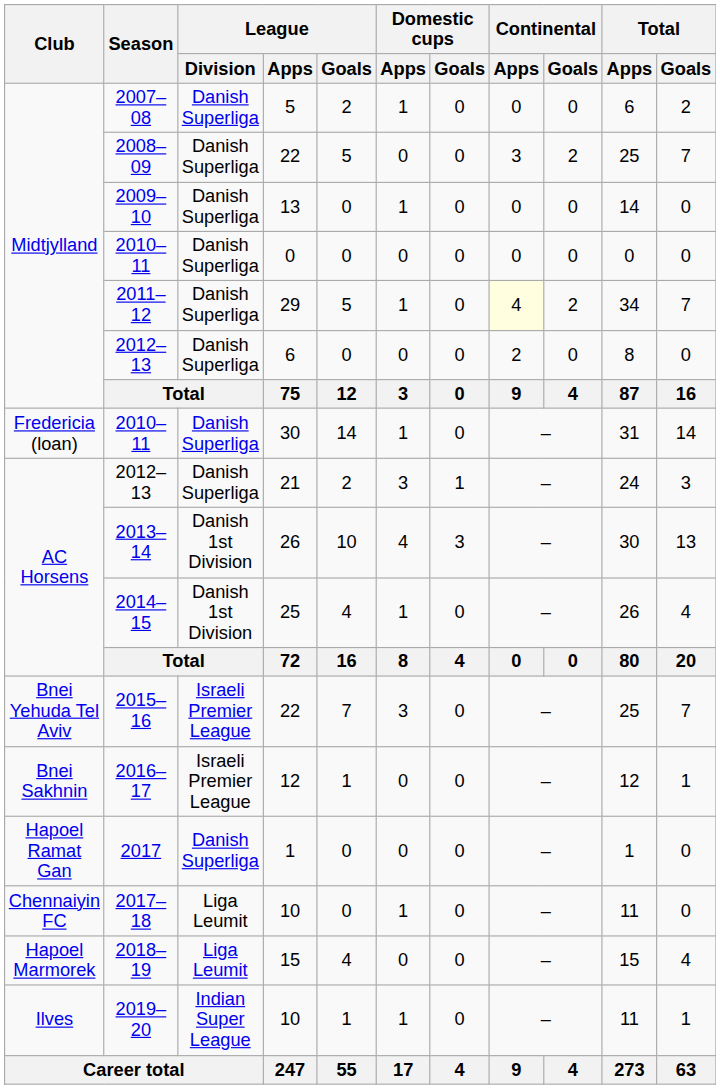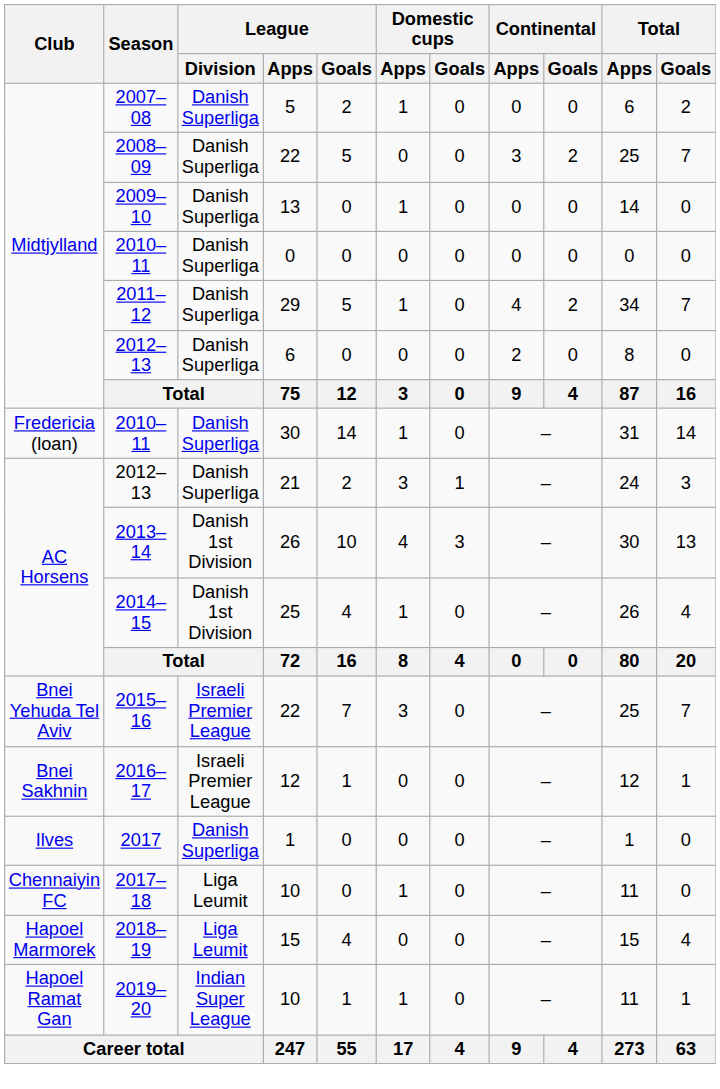(516, 305) lightyellow background -> (516, 305) no background
(54, 851) Hapoel Ramat Gan -> (54, 840) Ilves
(54, 1020) Ilves -> (54, 999) Hapoel Ramat Gan
